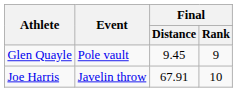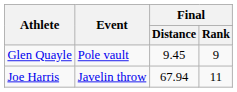(174, 76) 67.91 -> (174, 76) 67.94
(216, 76) 10 -> (216, 76) 11
